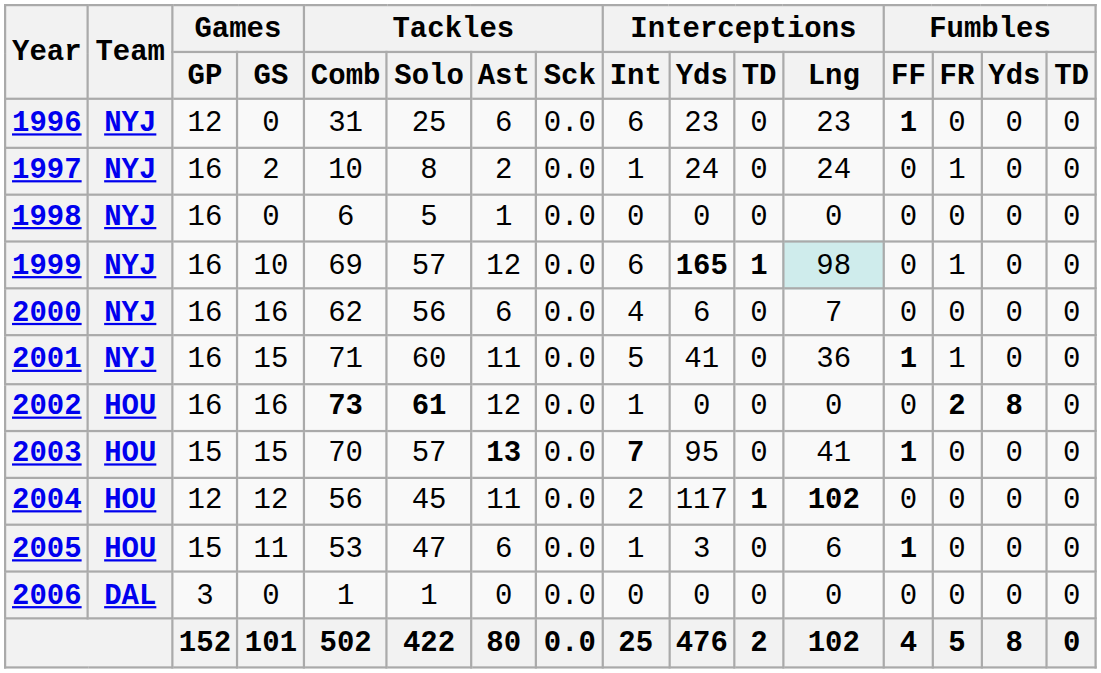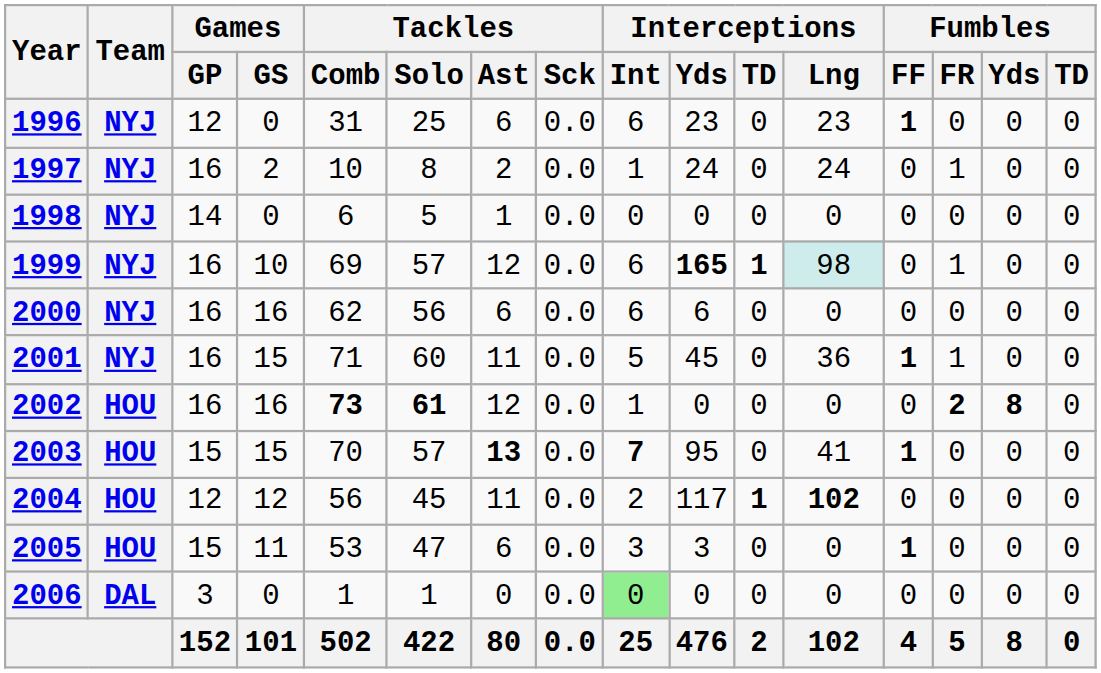(205, 218) 16 -> (205, 218) 14
(636, 312) 4 -> (636, 312) 6
(834, 312) 7 -> (834, 312) 0
(702, 359) 41 -> (702, 359) 45
(636, 548) 1 -> (636, 548) 3
(834, 548) 6 -> (834, 548) 0
(636, 596) no background -> (636, 596) lightgreen background
